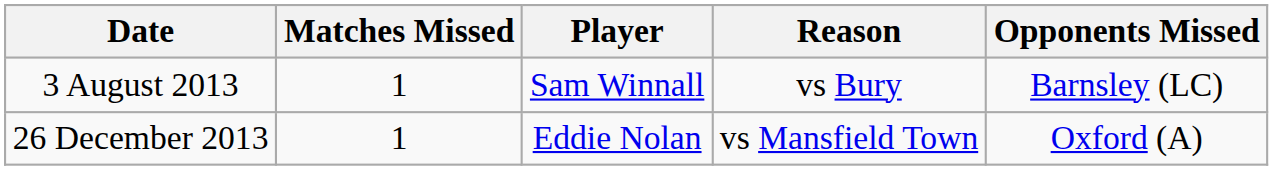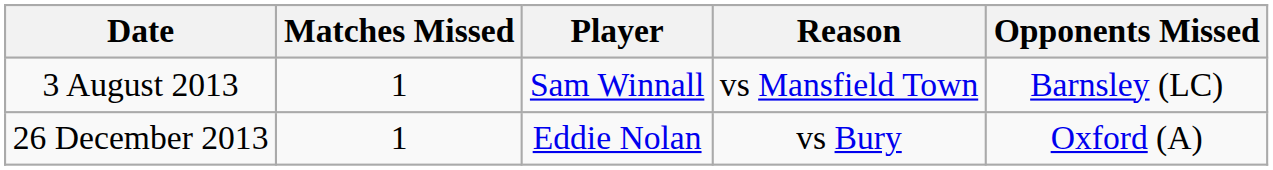(849, 84) vs Bury -> (849, 84) vs Mansfield Town
(849, 137) vs Mansfield Town -> (849, 137) vs Bury
